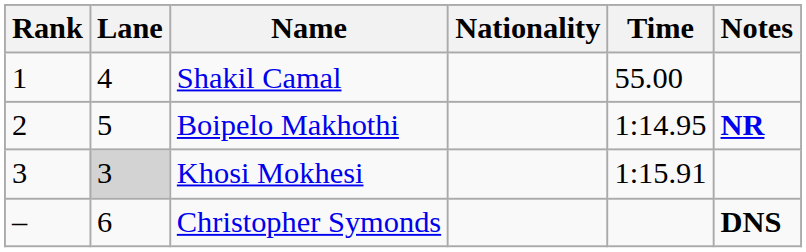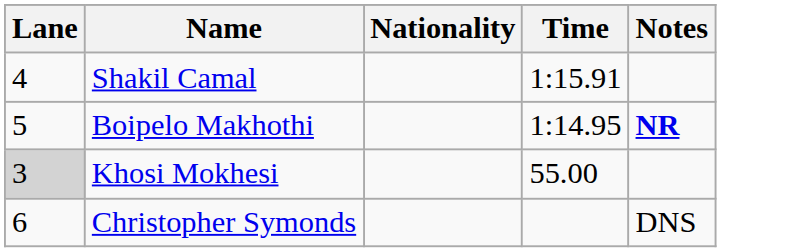- column: (47, 28)
(649, 76) 55.00 -> (575, 76) 1:15.91
(660, 173) 1:15.91 -> (564, 173) 55.00
(751, 221) bold -> (666, 221) normal
